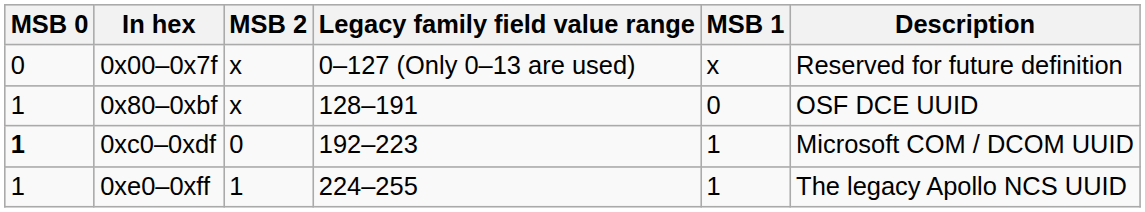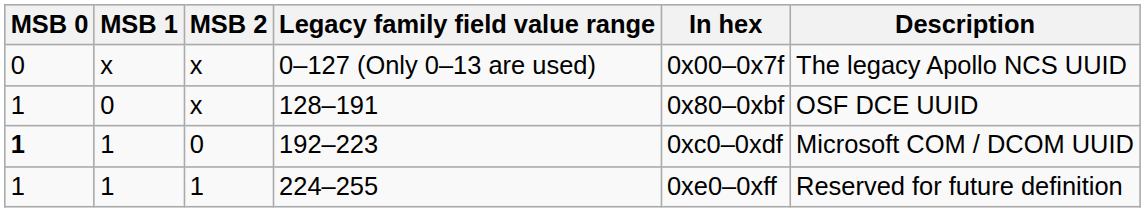columns swapped: (745, 24) <-> (159, 24)
(959, 65) Reserved for future definition -> (962, 65) The legacy Apollo NCS UUID
(962, 186) The legacy Apollo NCS UUID -> (959, 186) Reserved for future definition
